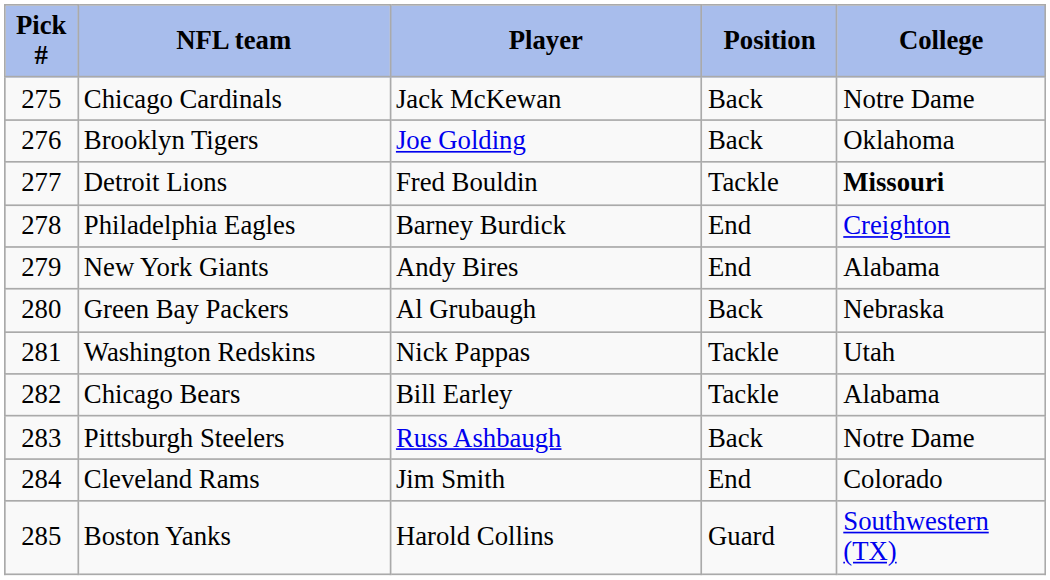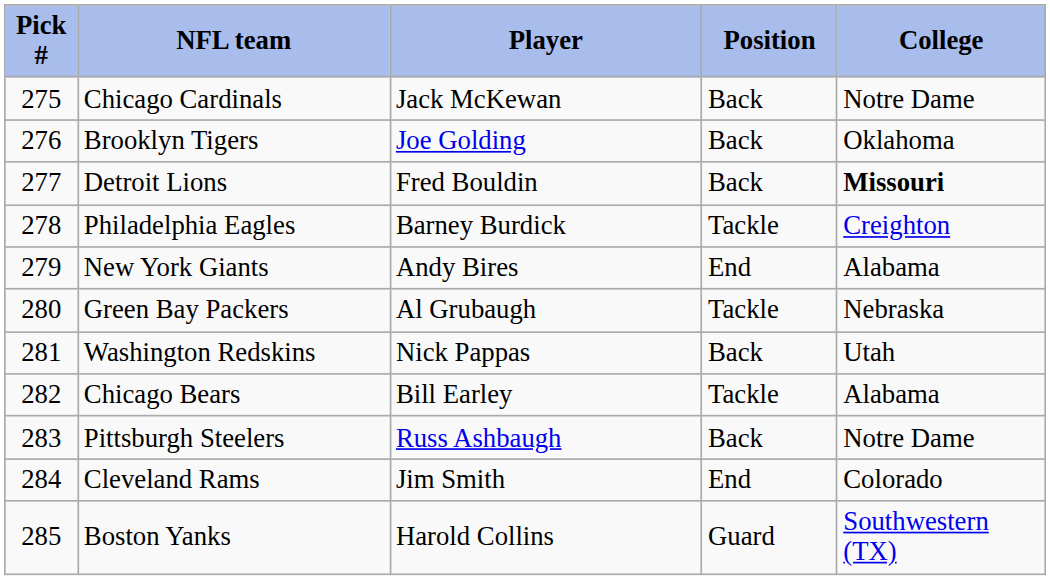(743, 182) Tackle -> (735, 182) Back
(730, 225) End -> (743, 225) Tackle
(735, 310) Back -> (743, 310) Tackle
(743, 352) Tackle -> (735, 352) Back
